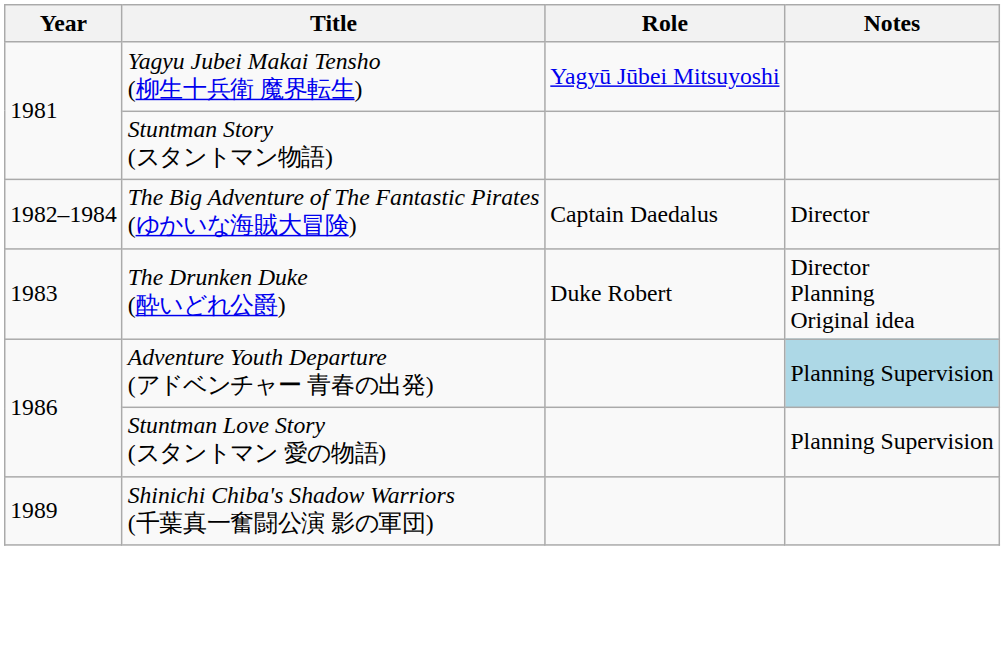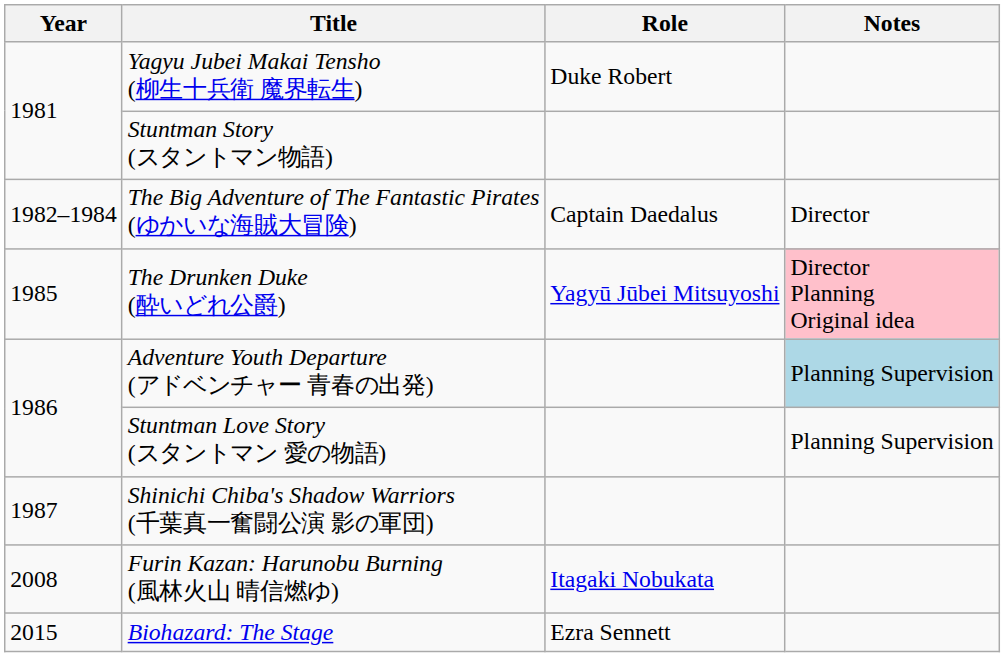(665, 76) Yagyū Jūbei Mitsuyoshi -> (611, 76) Duke Robert
(34, 293) 1983 -> (34, 293) 1985
(611, 293) Duke Robert -> (665, 293) Yagyū Jūbei Mitsuyoshi
(853, 293) no background -> (853, 293) pink background
(34, 510) 1989 -> (34, 510) 1987
+ row: (285, 577)
+ row: (230, 632)
